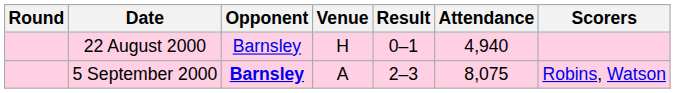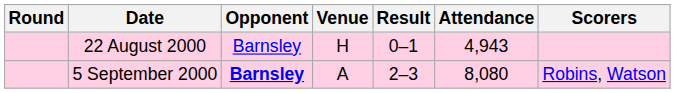(486, 46) 4,940 -> (486, 46) 4,943
(486, 74) 8,075 -> (486, 74) 8,080
